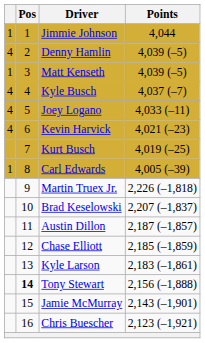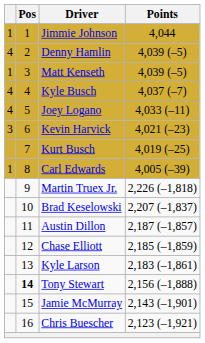(10, 130) 4 -> (10, 130) 3
